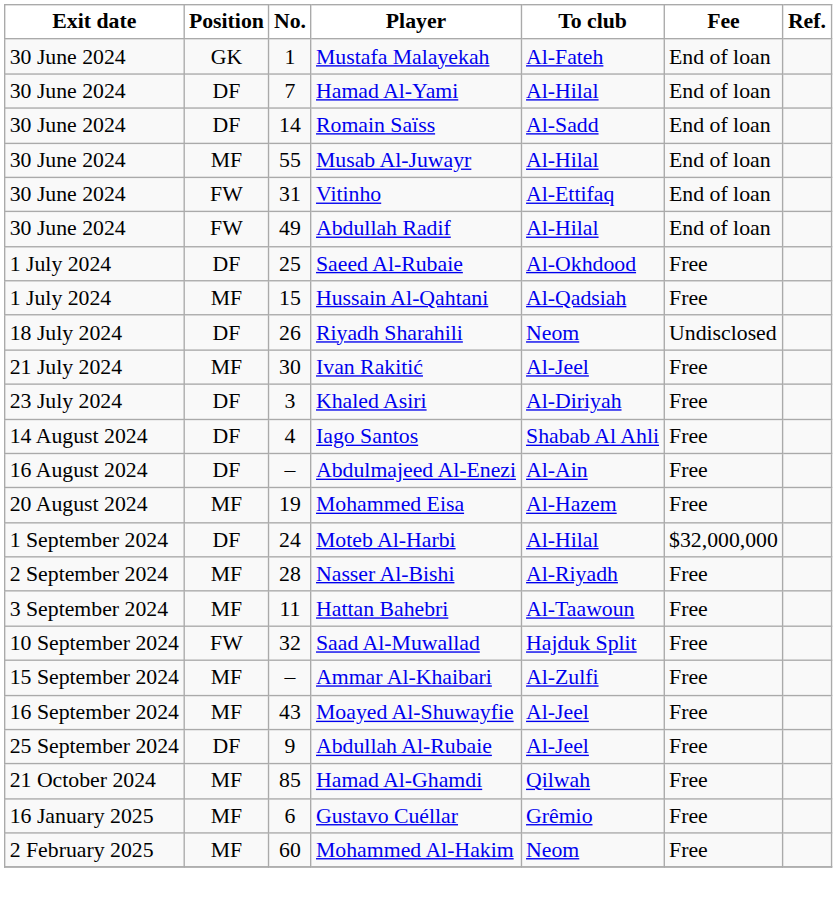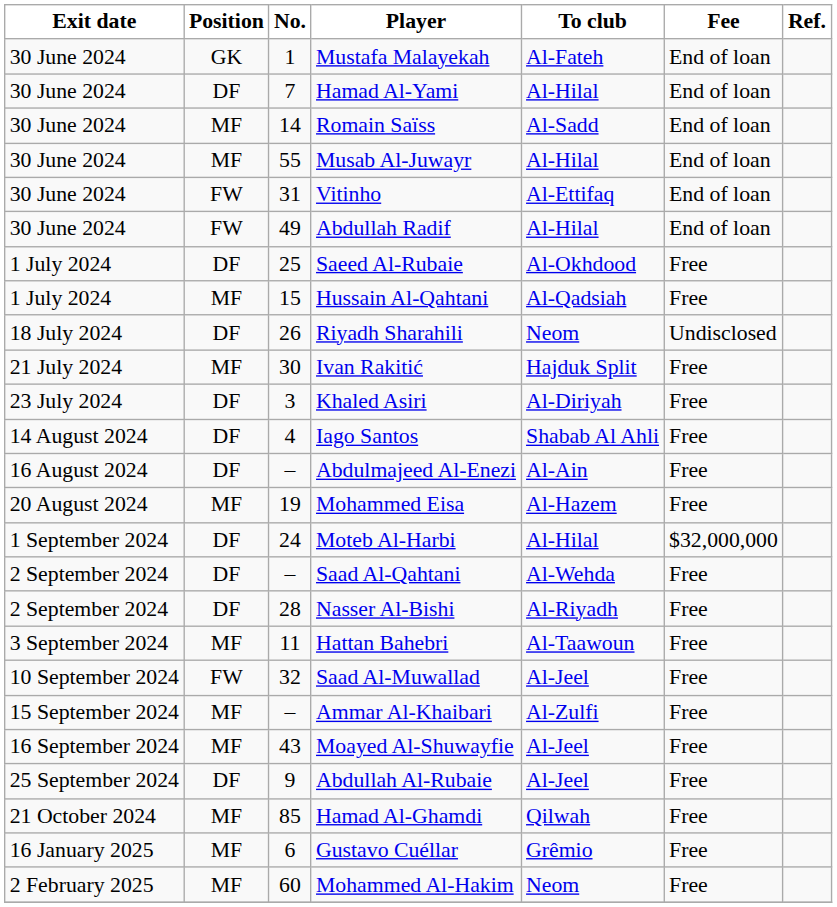(226, 125) DF -> (226, 125) MF
(557, 366) Al-Jeel -> (581, 366) Hajduk Split
+ row: (388, 573)
(226, 573) MF -> (226, 608) DF
(581, 642) Hajduk Split -> (557, 677) Al-Jeel
